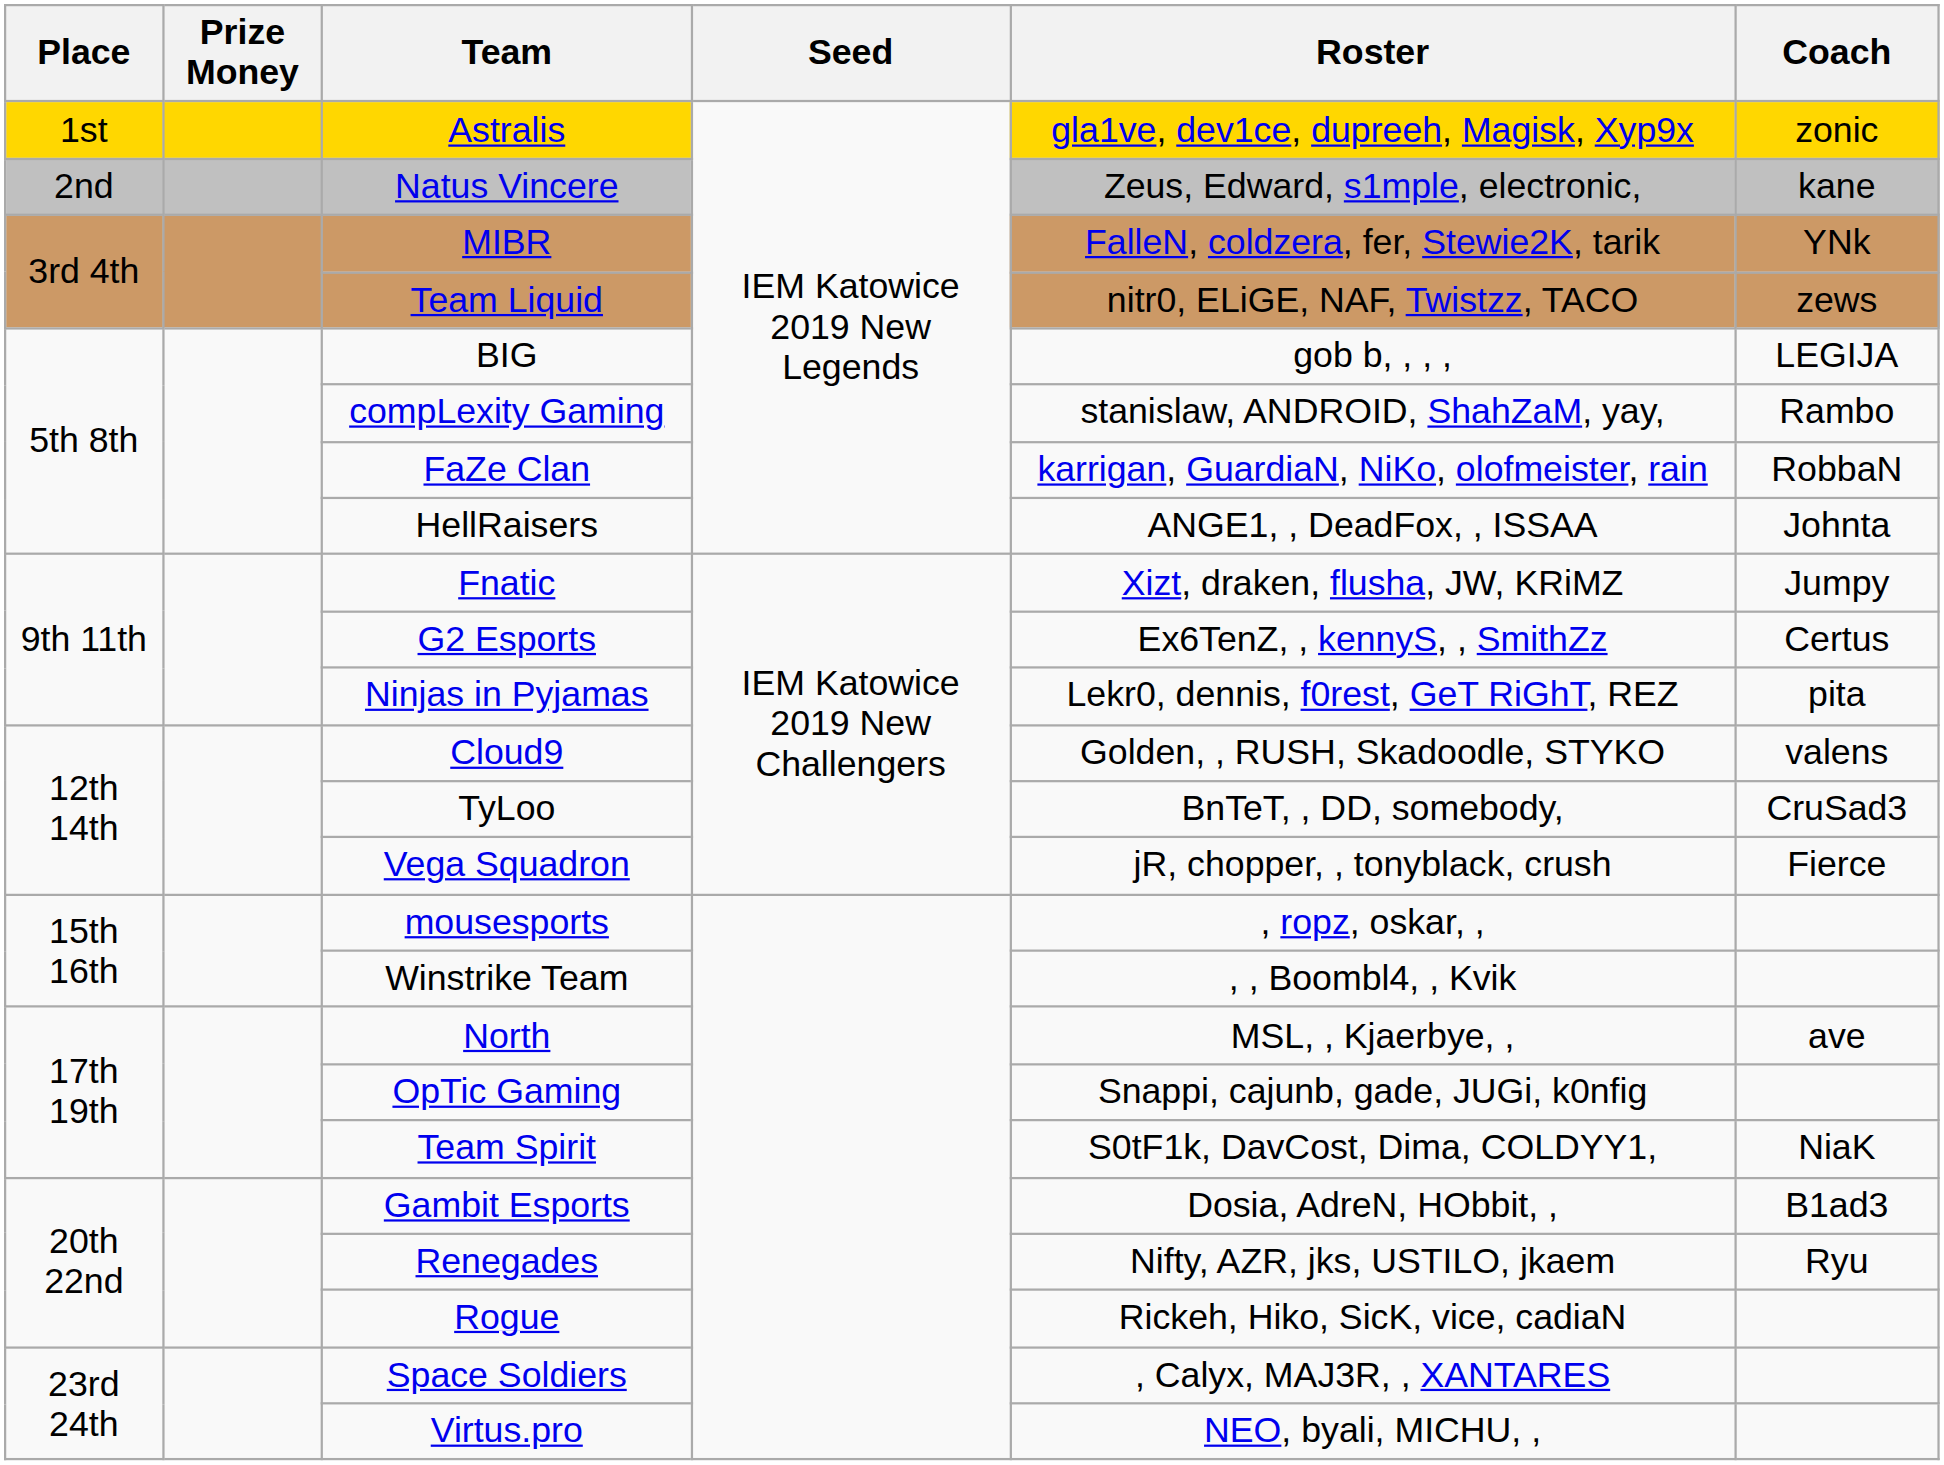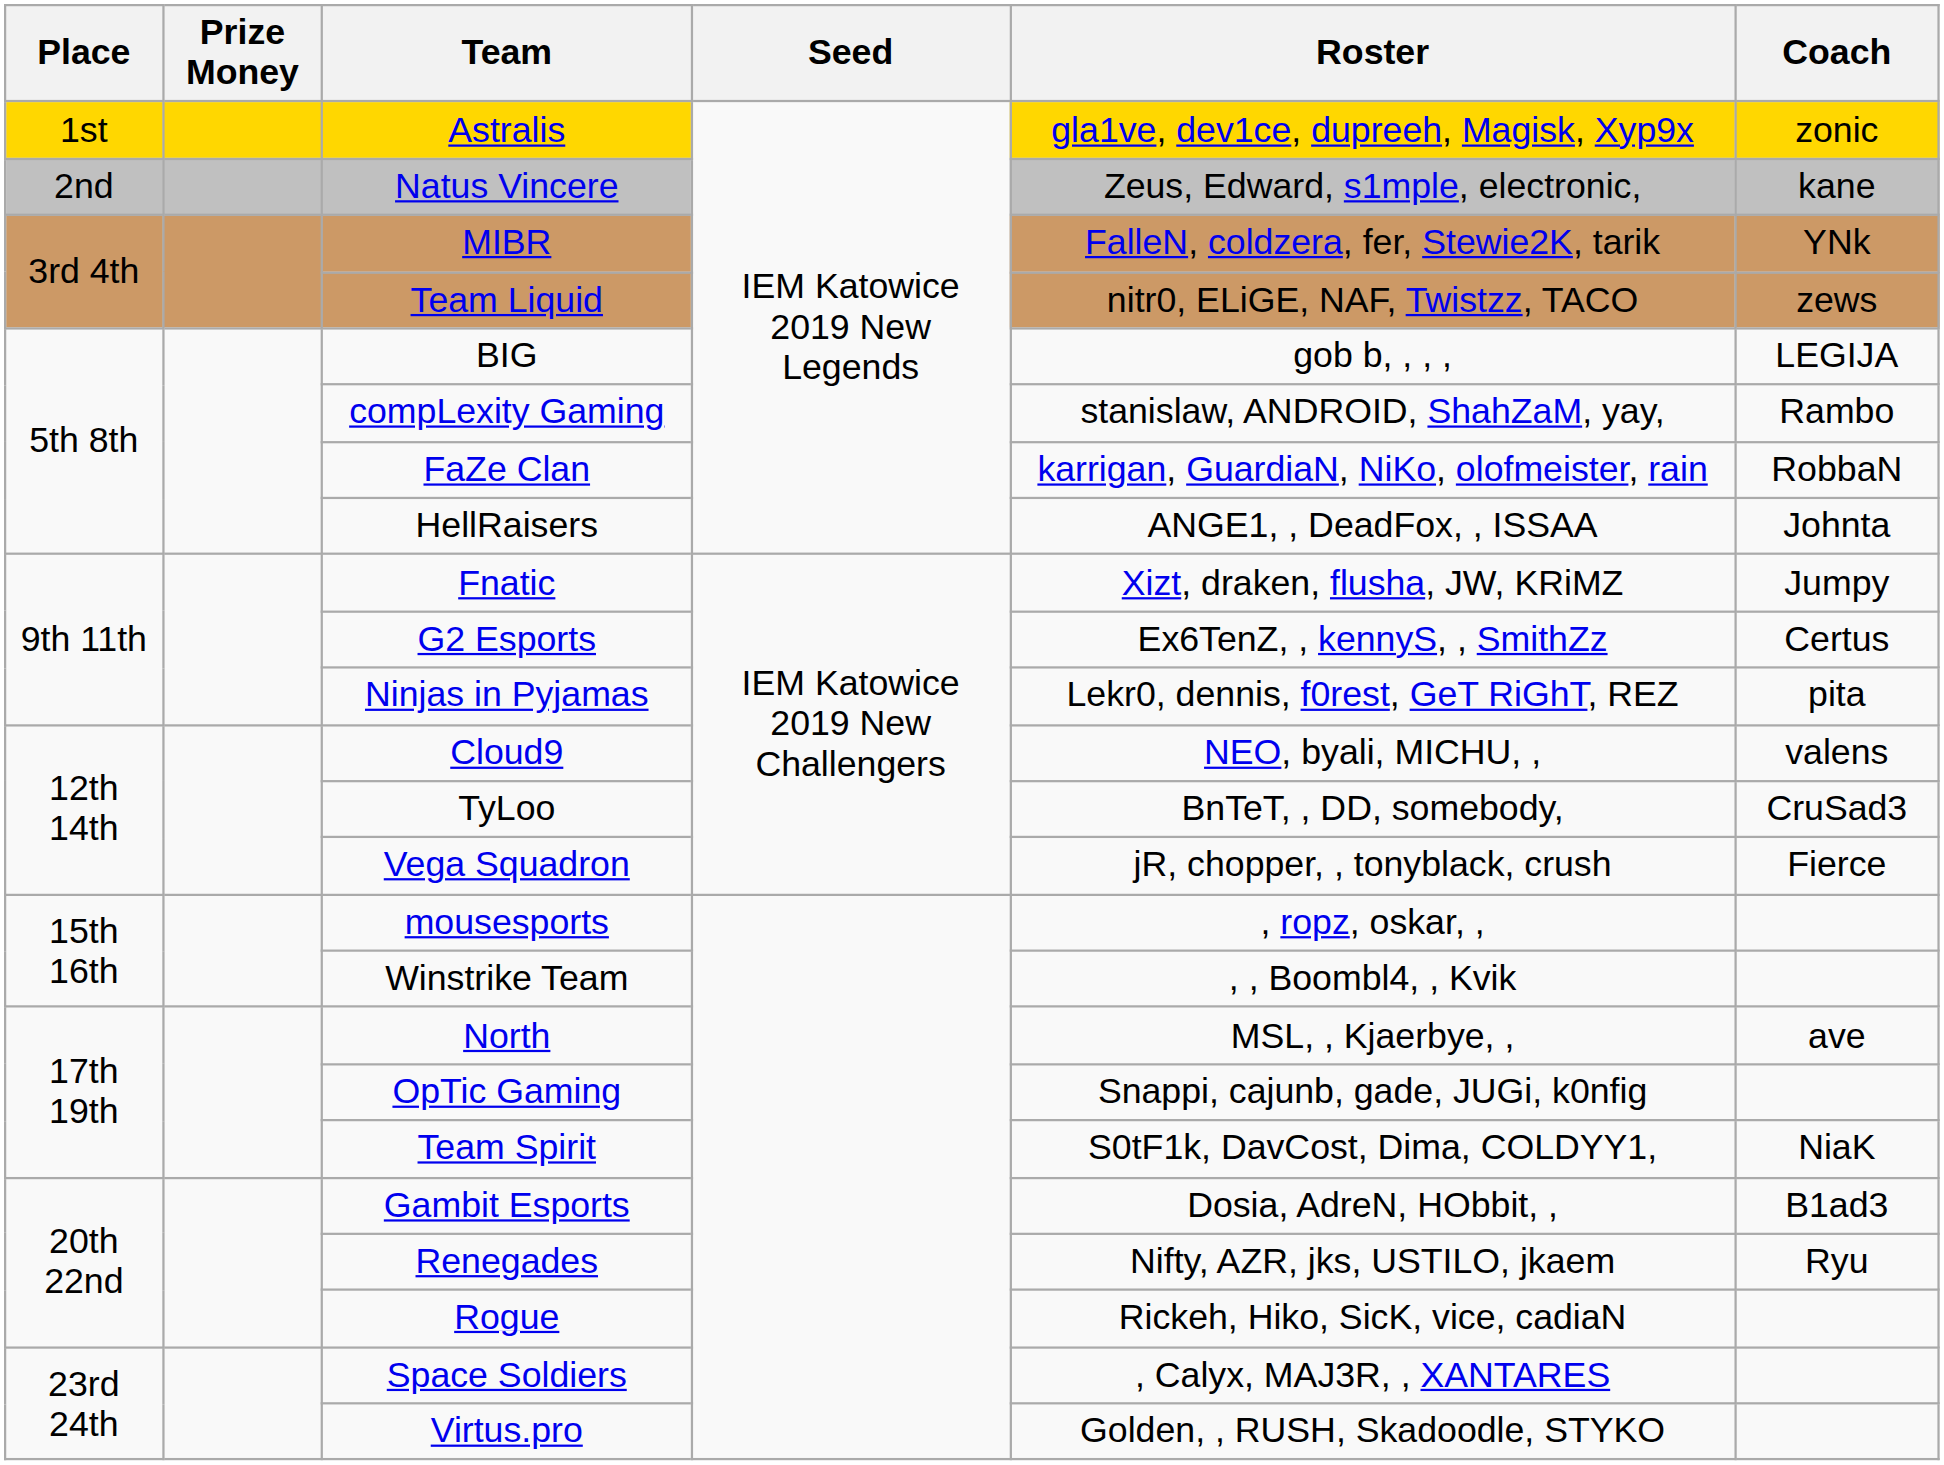(1373, 751) Golden, , RUSH, Skadoodle, STYKO -> (1373, 751) NEO, byali, MICHU, ,
(1373, 1431) NEO, byali, MICHU, , -> (1373, 1431) Golden, , RUSH, Skadoodle, STYKO
